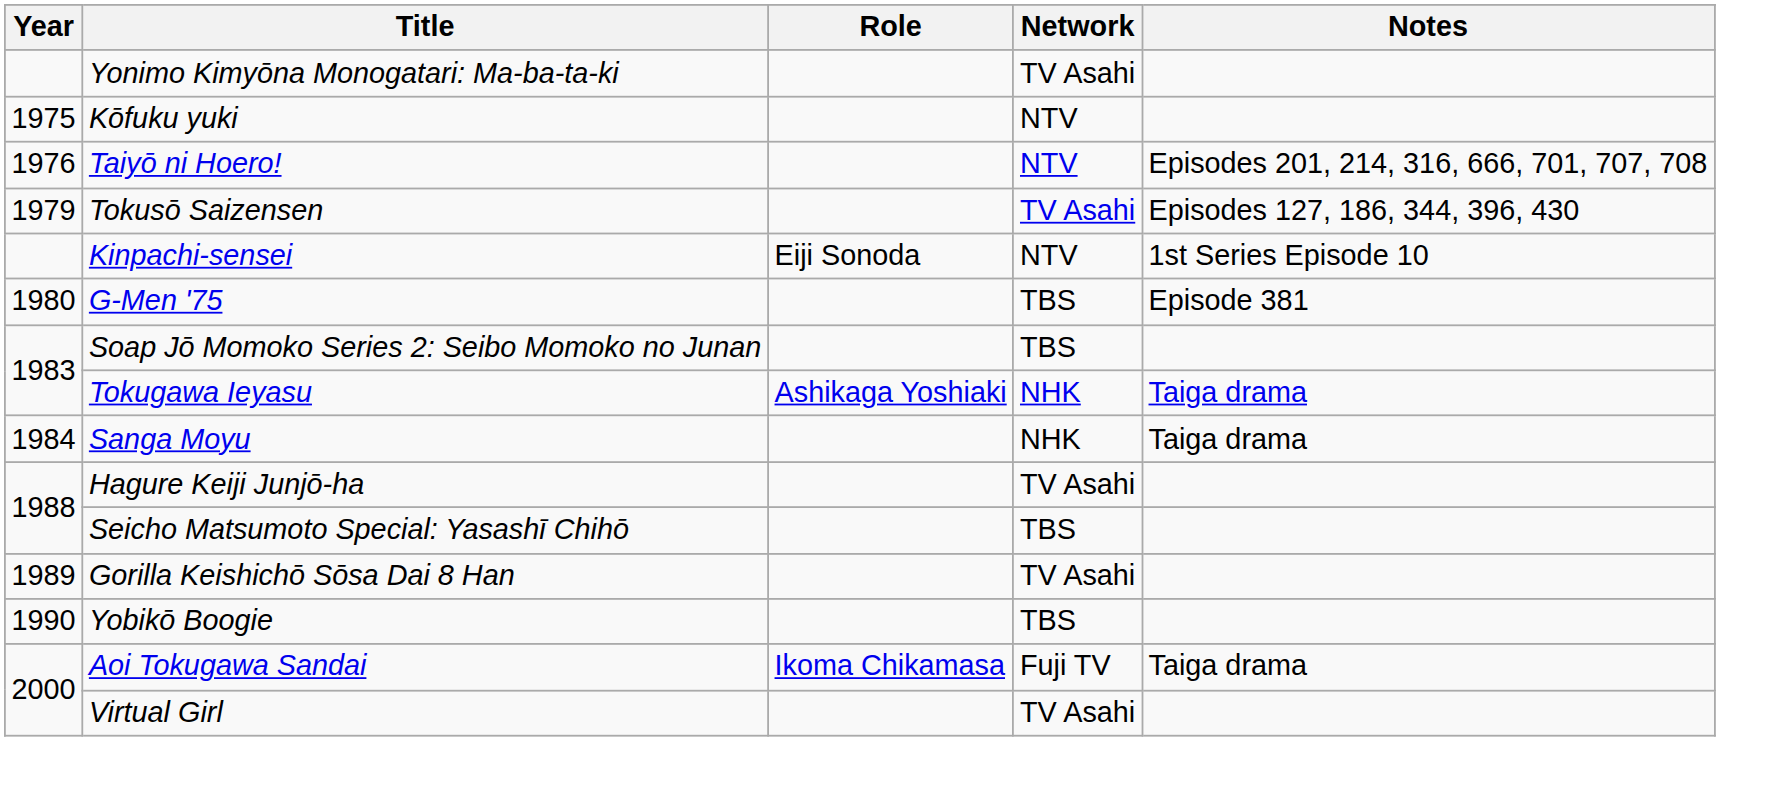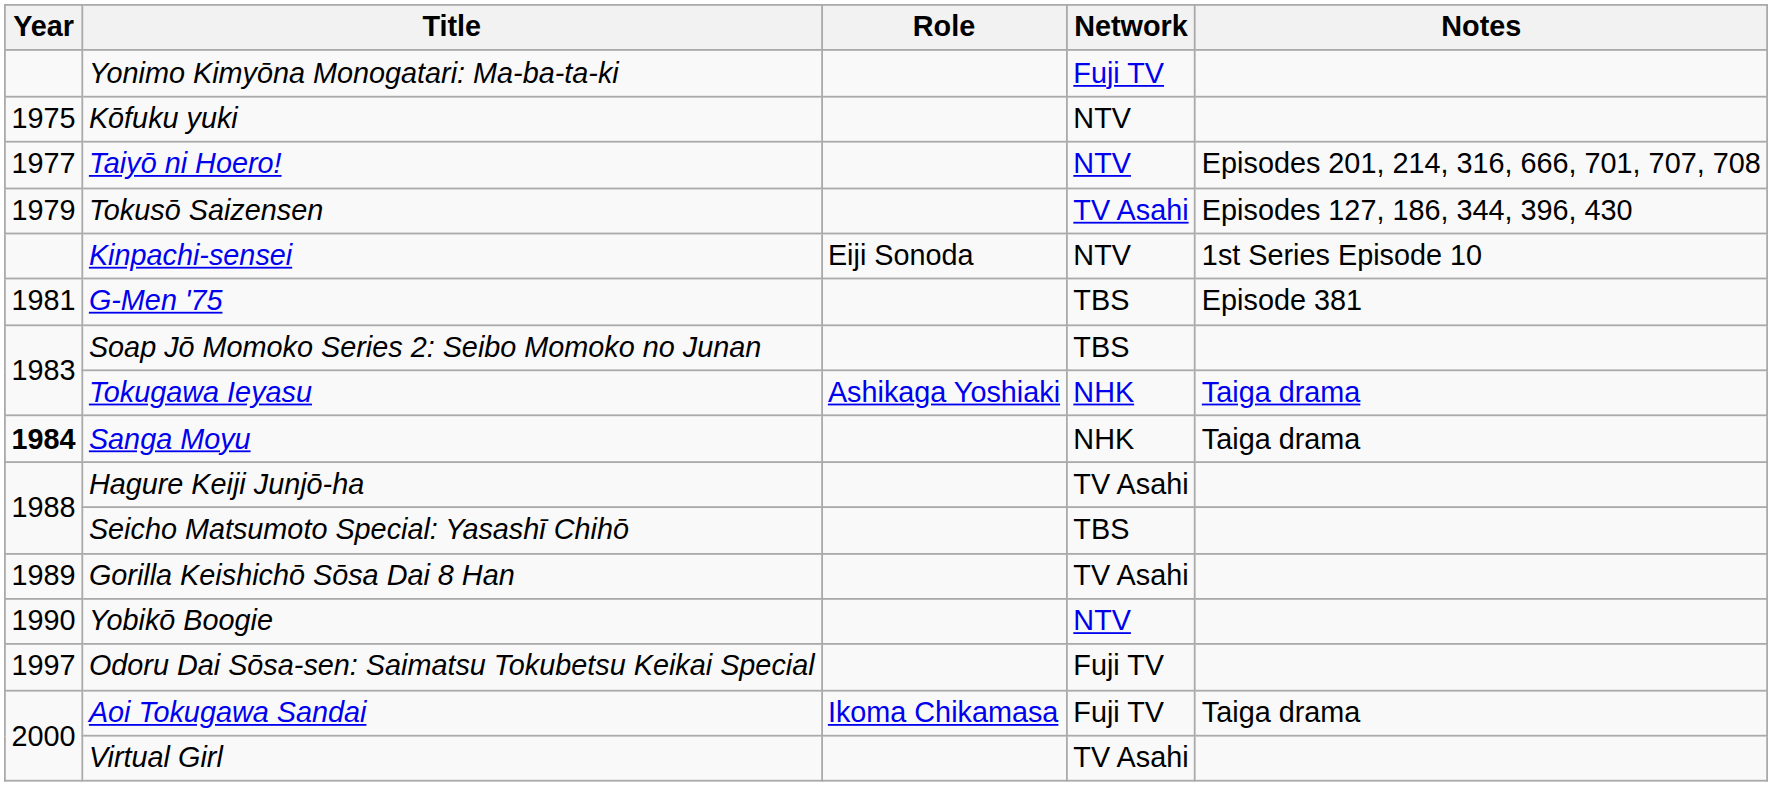(1078, 73) TV Asahi -> (1119, 73) Fuji TV
(44, 164) 1976 -> (44, 164) 1977
(44, 301) 1980 -> (44, 301) 1981
(44, 438) normal -> (44, 438) bold
(1048, 621) TBS -> (1102, 621) NTV
+ row: (452, 666)
